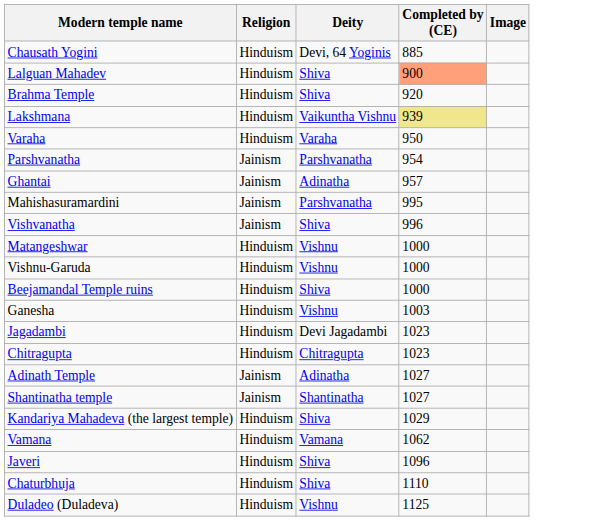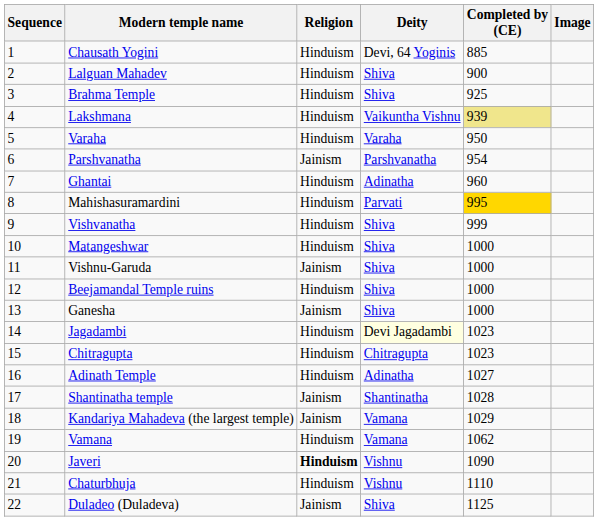+ column: (35, 22)
(413, 73) lightsalmon background -> (477, 73) no background
(413, 95) 920 -> (477, 95) 925
(260, 181) Jainism -> (327, 181) Hinduism
(413, 181) 957 -> (477, 181) 960
(260, 203) Jainism -> (327, 203) Hinduism
(336, 203) Parshvanatha -> (383, 203) Parvati
(413, 203) no background -> (477, 203) gold background
(260, 224) Jainism -> (327, 224) Hinduism
(413, 224) 996 -> (477, 224) 999
(319, 246) Vishnu -> (379, 246) Shiva
(266, 267) Hinduism -> (321, 267) Jainism
(319, 267) Vishnu -> (379, 267) Shiva
(266, 310) Hinduism -> (321, 310) Jainism
(319, 310) Vishnu -> (379, 310) Shiva
(416, 310) 1003 -> (480, 310) 1000
(343, 332) no background -> (408, 332) lightyellow background
(260, 375) Jainism -> (327, 375) Hinduism
(416, 397) 1027 -> (480, 397) 1028
(266, 418) Hinduism -> (321, 418) Jainism
(315, 418) Shiva -> (386, 418) Vamana
(266, 461) normal -> (329, 461) bold
(315, 461) Shiva -> (383, 461) Vishnu
(416, 461) 1096 -> (480, 461) 1090
(315, 483) Shiva -> (383, 483) Vishnu
(266, 505) Hinduism -> (321, 505) Jainism
(319, 505) Vishnu -> (379, 505) Shiva
